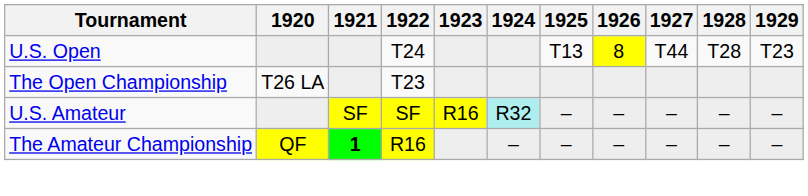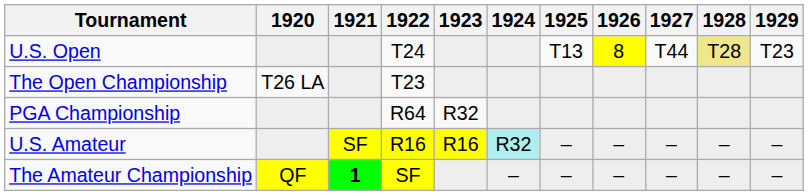(724, 51) no background -> (724, 51) khaki background
+ row: (95, 113)
(408, 113) SF -> (408, 145) R16
(408, 145) R16 -> (408, 176) SF
